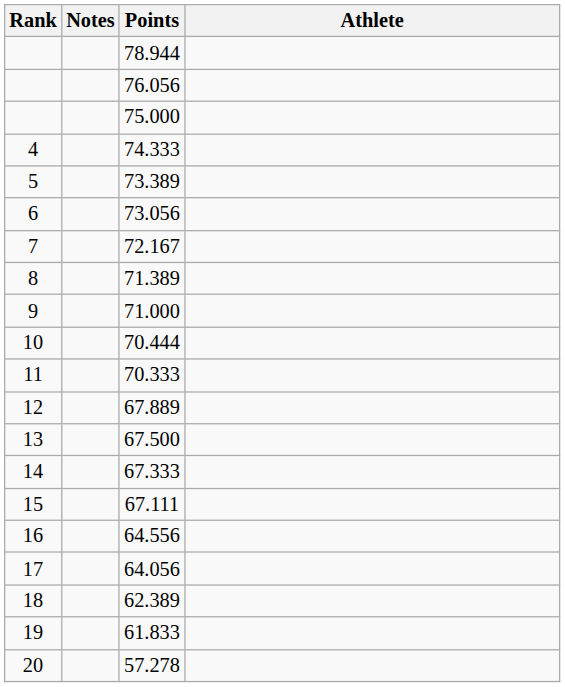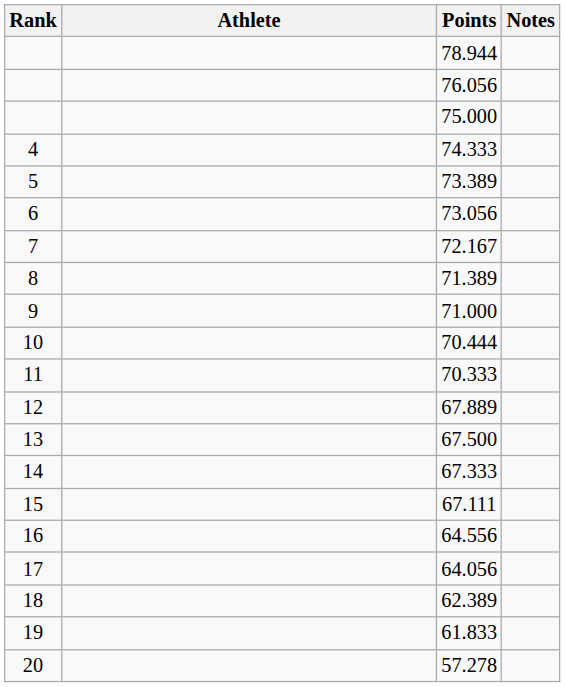columns swapped: (372, 20) <-> (90, 20)
